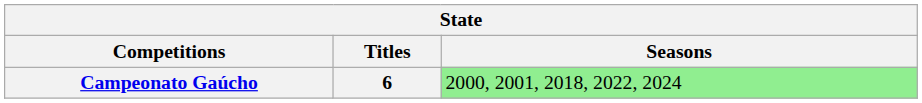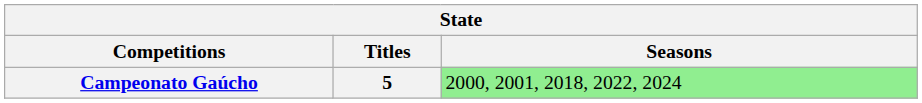(387, 82) 6 -> (387, 82) 5
